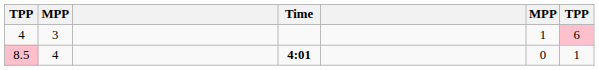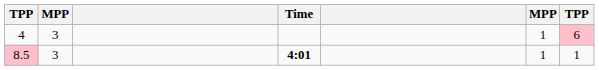(55, 55) 4 -> (55, 55) 3
(543, 55) 0 -> (543, 55) 1
